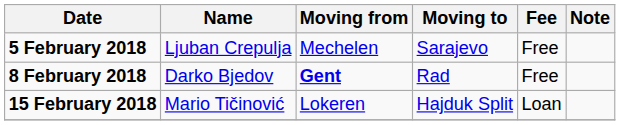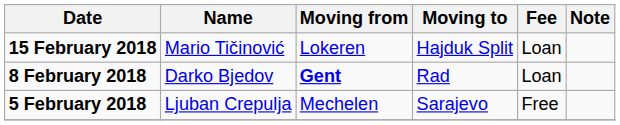rows swapped: (78, 47) <-> (83, 104)
(540, 76) Free -> (542, 76) Loan
